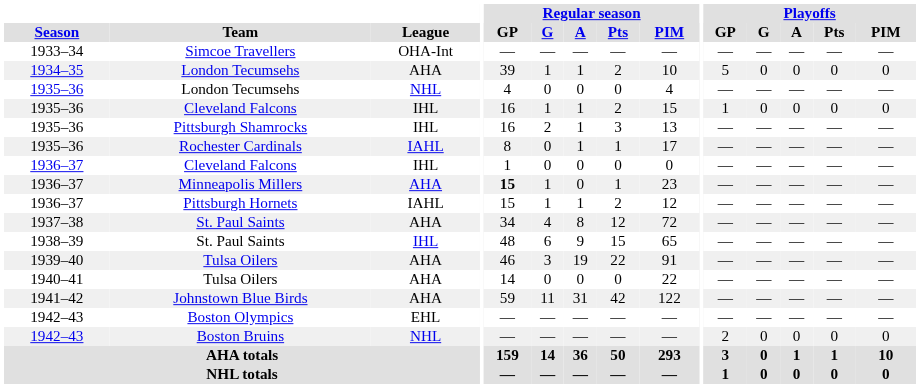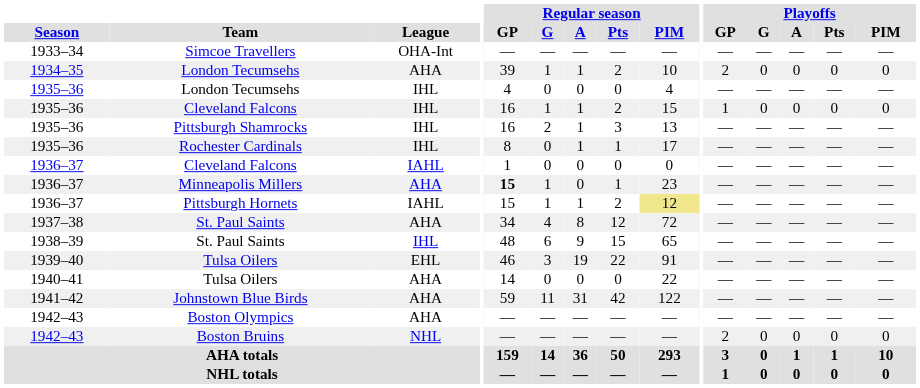(725, 70) 5 -> (725, 70) 2
(426, 89) NHL -> (426, 89) IHL
(426, 146) IAHL -> (426, 146) IHL
(426, 165) IHL -> (426, 165) IAHL
(669, 203) no background -> (669, 203) khaki background
(426, 260) AHA -> (426, 260) EHL
(426, 317) EHL -> (426, 317) AHA
